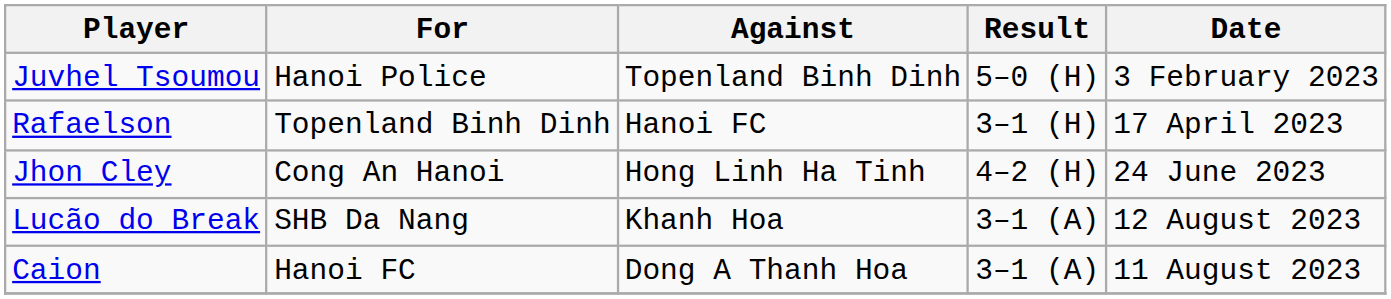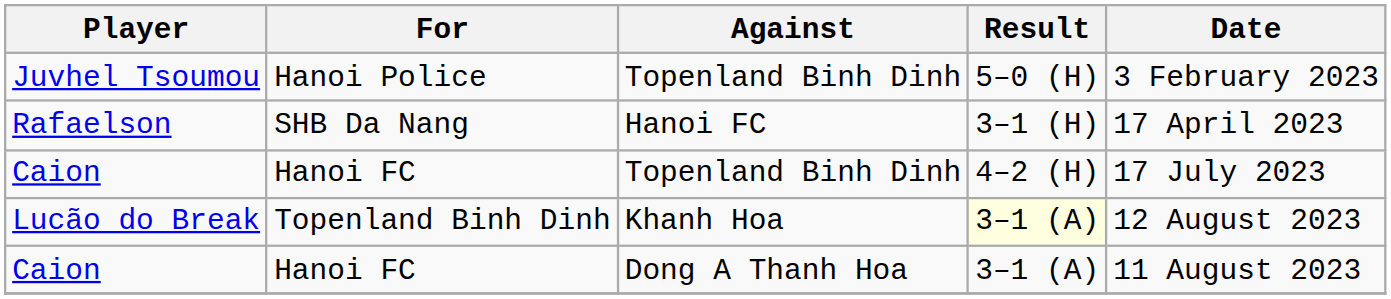(442, 125) Topenland Binh Dinh -> (372, 125) SHB Da Nang
- row: (92, 173)
+ row: (56, 173)
(372, 222) SHB Da Nang -> (442, 222) Topenland Binh Dinh
(1037, 222) no background -> (1037, 222) lightyellow background
